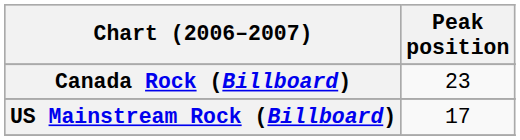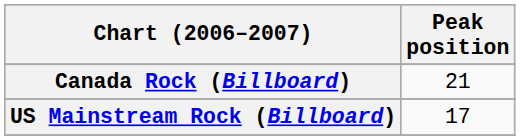(458, 82) 23 -> (458, 82) 21
